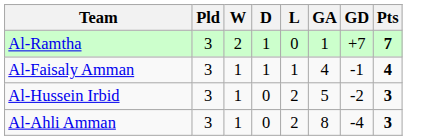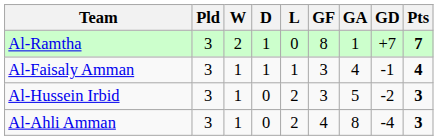+ column: (324, 17)
